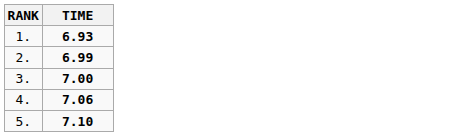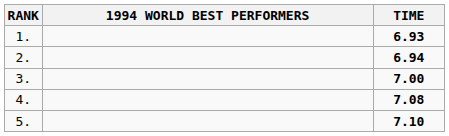+ column: (208, 15)
(78, 57) 6.99 -> (409, 57) 6.94
(78, 100) 7.06 -> (409, 100) 7.08
